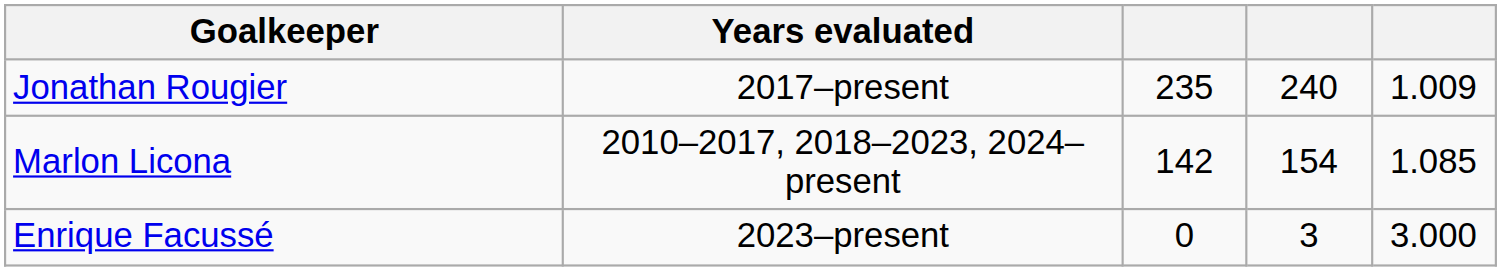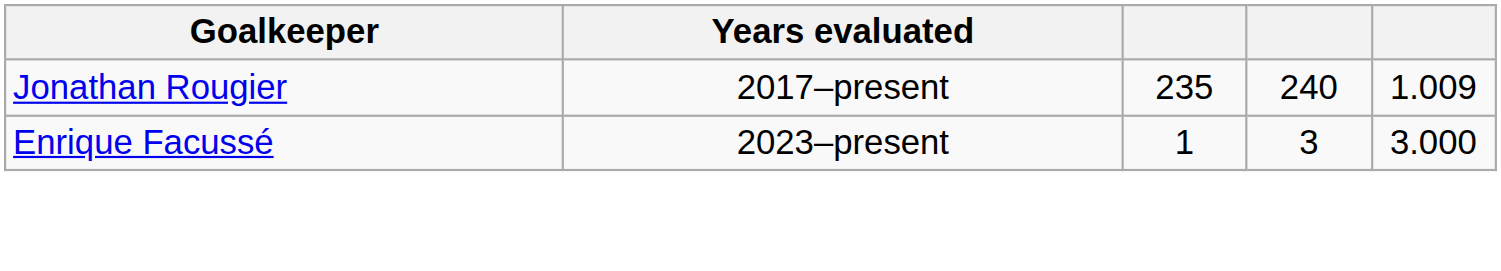- row: (122, 161)
(1184, 236) 0 -> (1184, 142) 1
